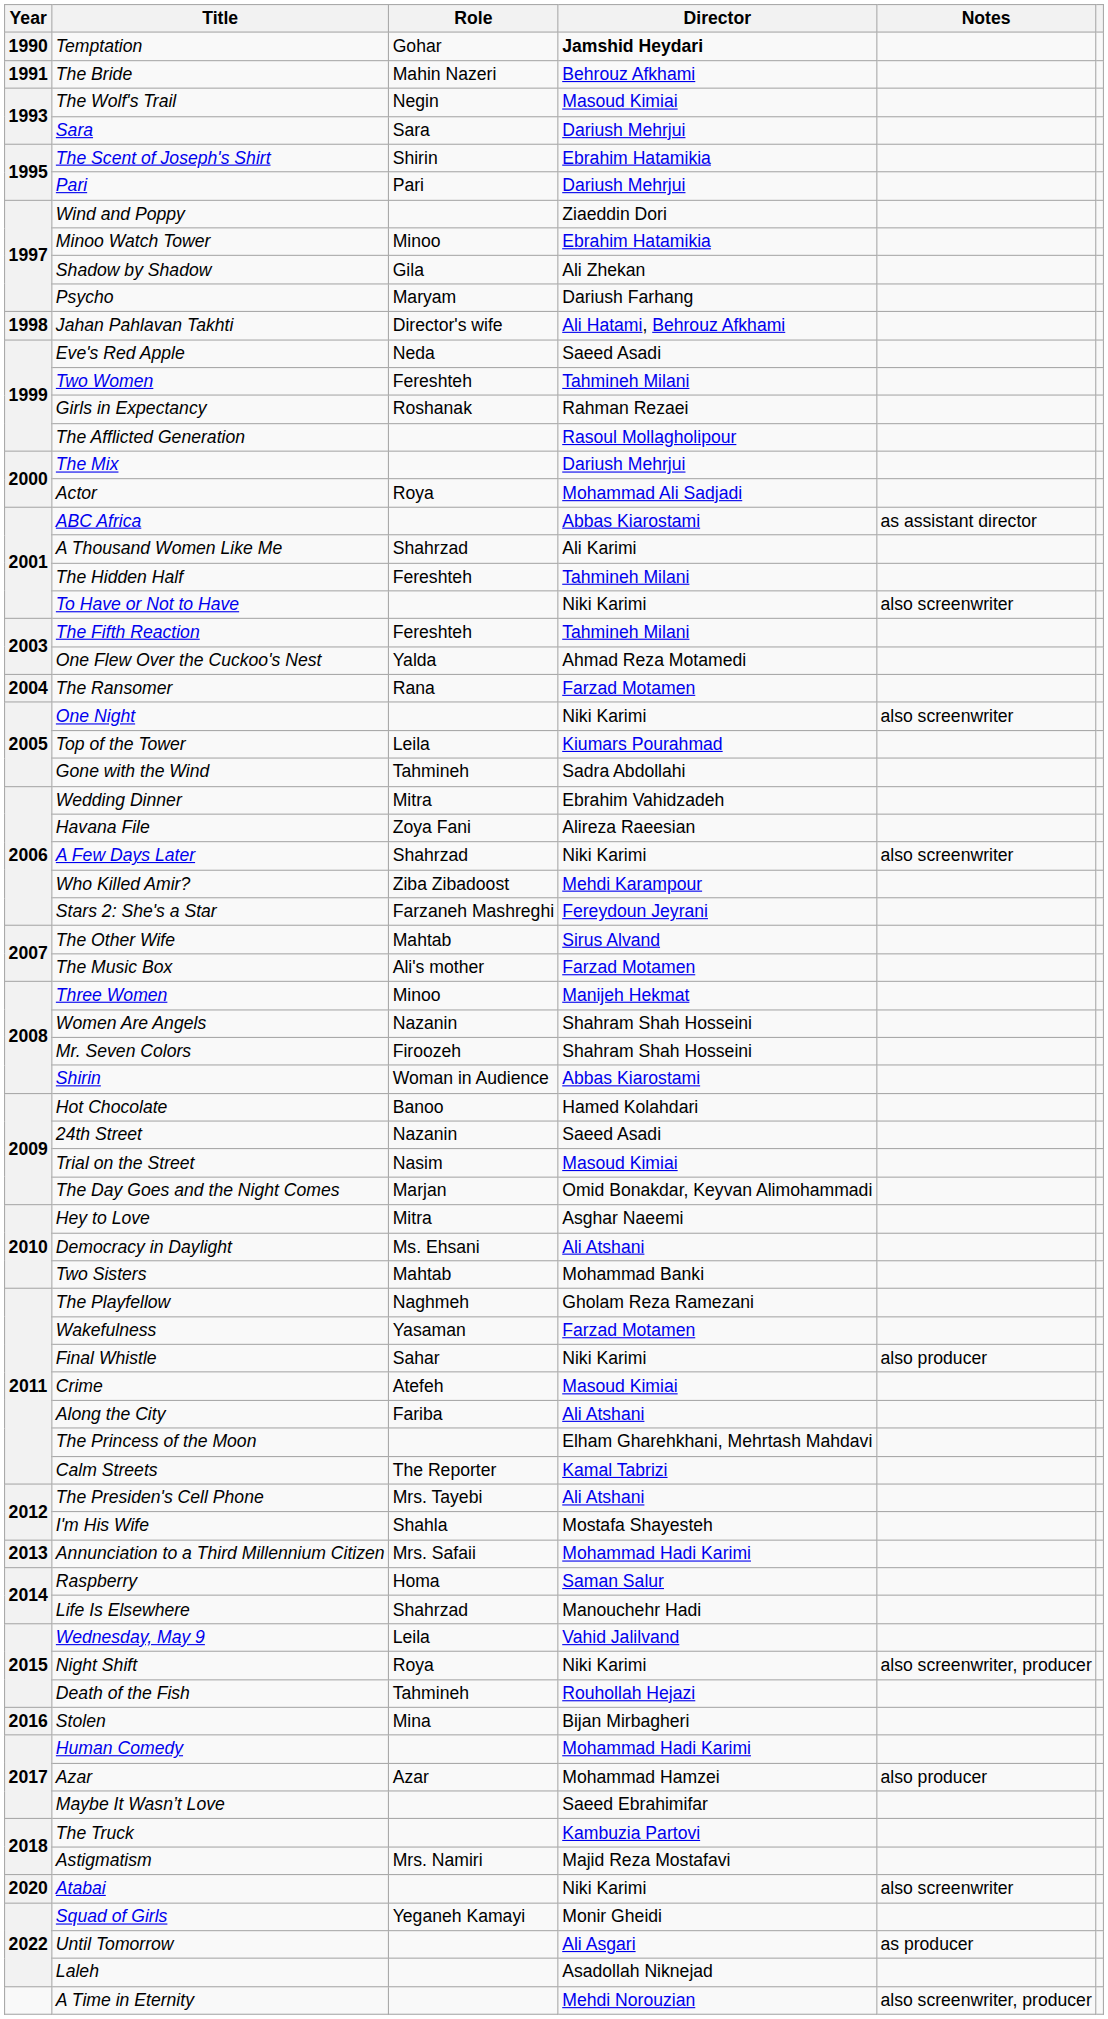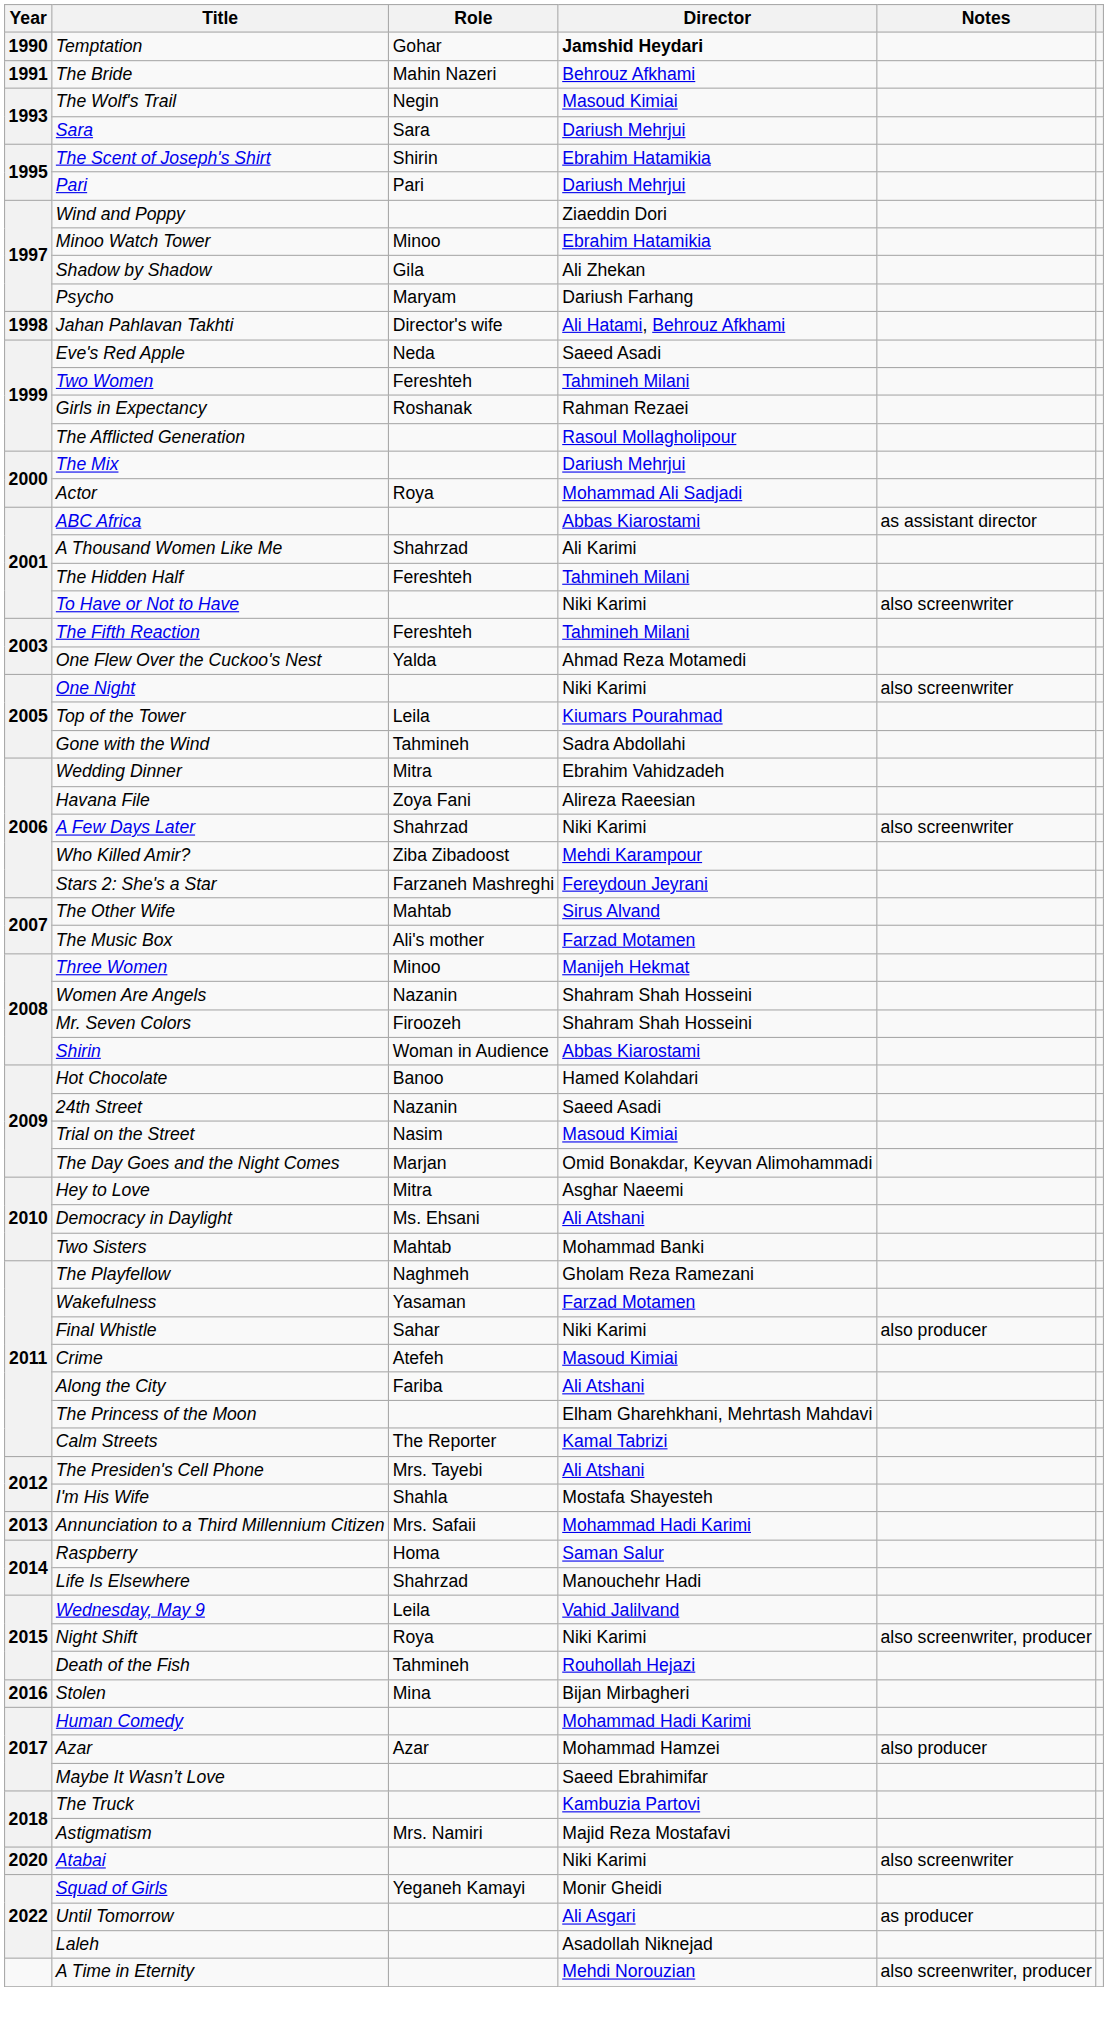- row: (114, 688)
